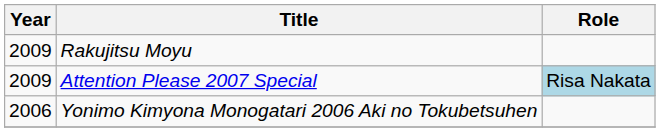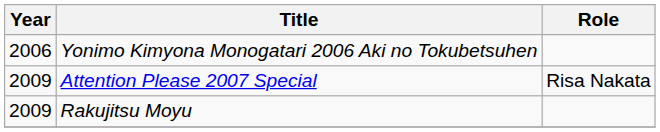rows swapped: (299, 111) <-> (126, 50)
(598, 80) lightblue background -> (598, 80) no background
